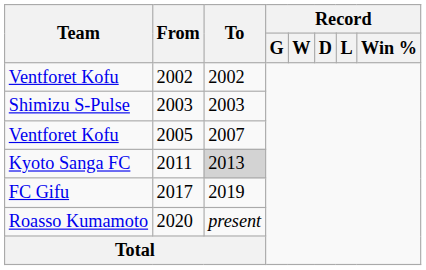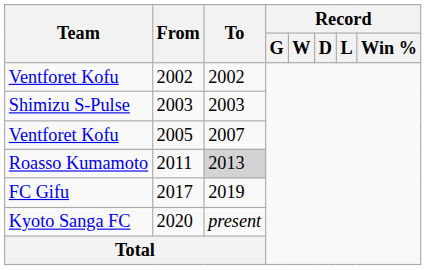(70, 163) Kyoto Sanga FC -> (78, 163) Roasso Kumamoto
(78, 221) Roasso Kumamoto -> (70, 221) Kyoto Sanga FC
